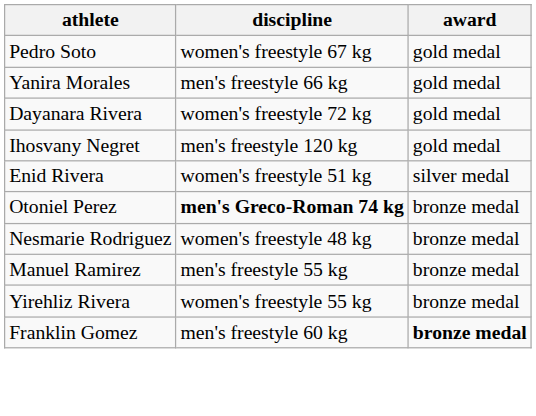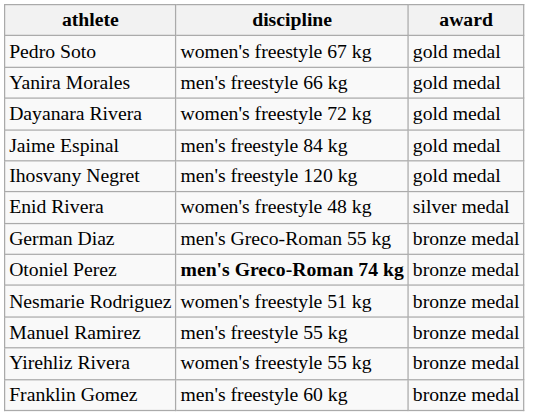+ row: (64, 144)
(276, 176) women's freestyle 51 kg -> (276, 207) women's freestyle 48 kg
+ row: (62, 238)
(276, 238) women's freestyle 48 kg -> (276, 301) women's freestyle 51 kg
(470, 332) bold -> (466, 394) normal
